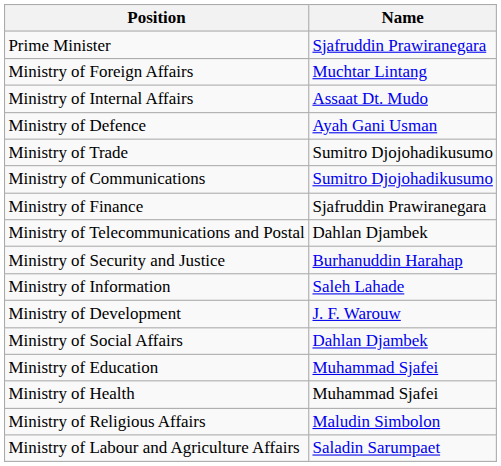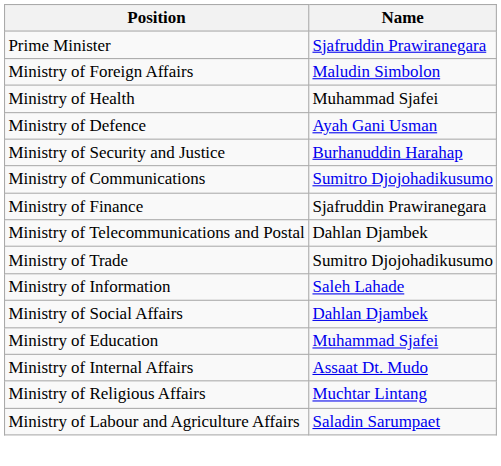(370, 71) Muchtar Lintang -> (376, 71) Maludin Simbolon
rows swapped: (101, 98) <-> (72, 394)
rows swapped: (117, 260) <-> (68, 152)
- row: (95, 313)
(376, 421) Maludin Simbolon -> (370, 394) Muchtar Lintang
